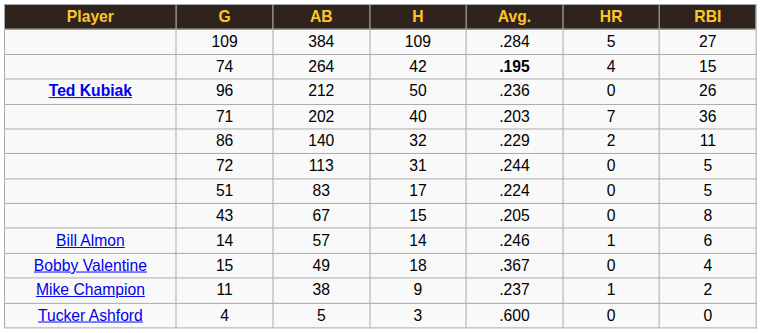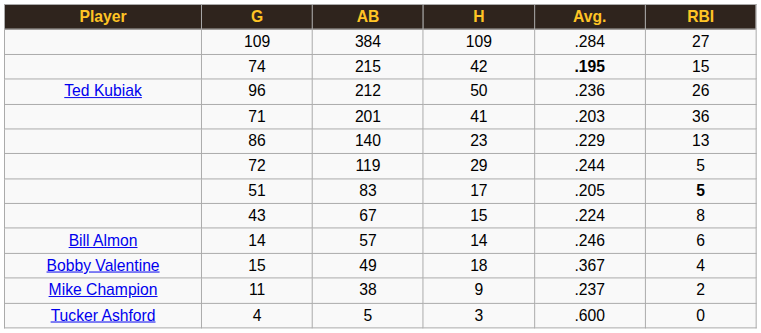- column: (611, 16)
(321, 66) 264 -> (368, 66) 215
(90, 91) bold -> (103, 91) normal
(321, 116) 202 -> (368, 116) 201
(418, 116) 40 -> (479, 116) 41
(418, 141) 32 -> (479, 141) 23
(708, 141) 11 -> (701, 141) 13
(321, 166) 113 -> (368, 166) 119
(418, 166) 31 -> (479, 166) 29
(515, 191) .224 -> (590, 191) .205
(708, 191) normal -> (701, 191) bold
(515, 215) .205 -> (590, 215) .224
